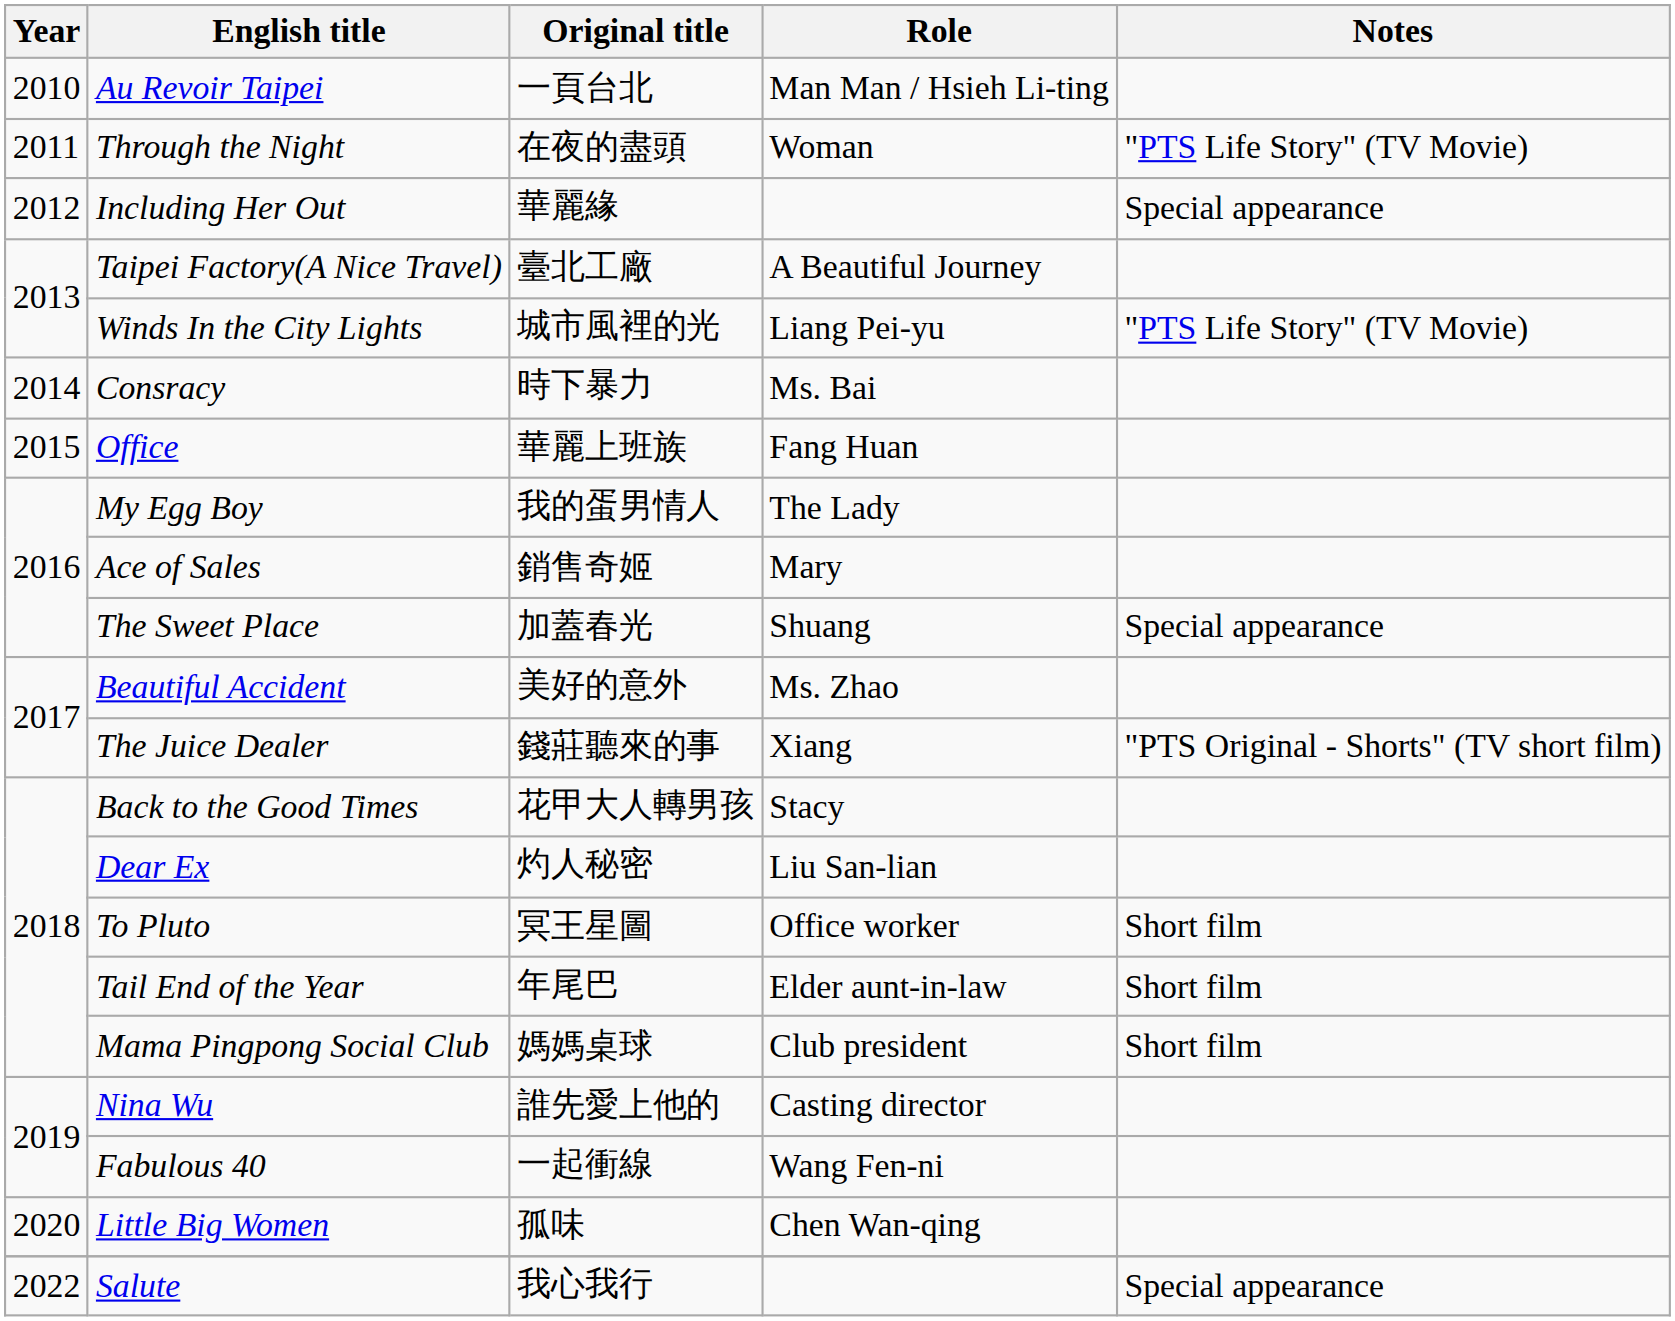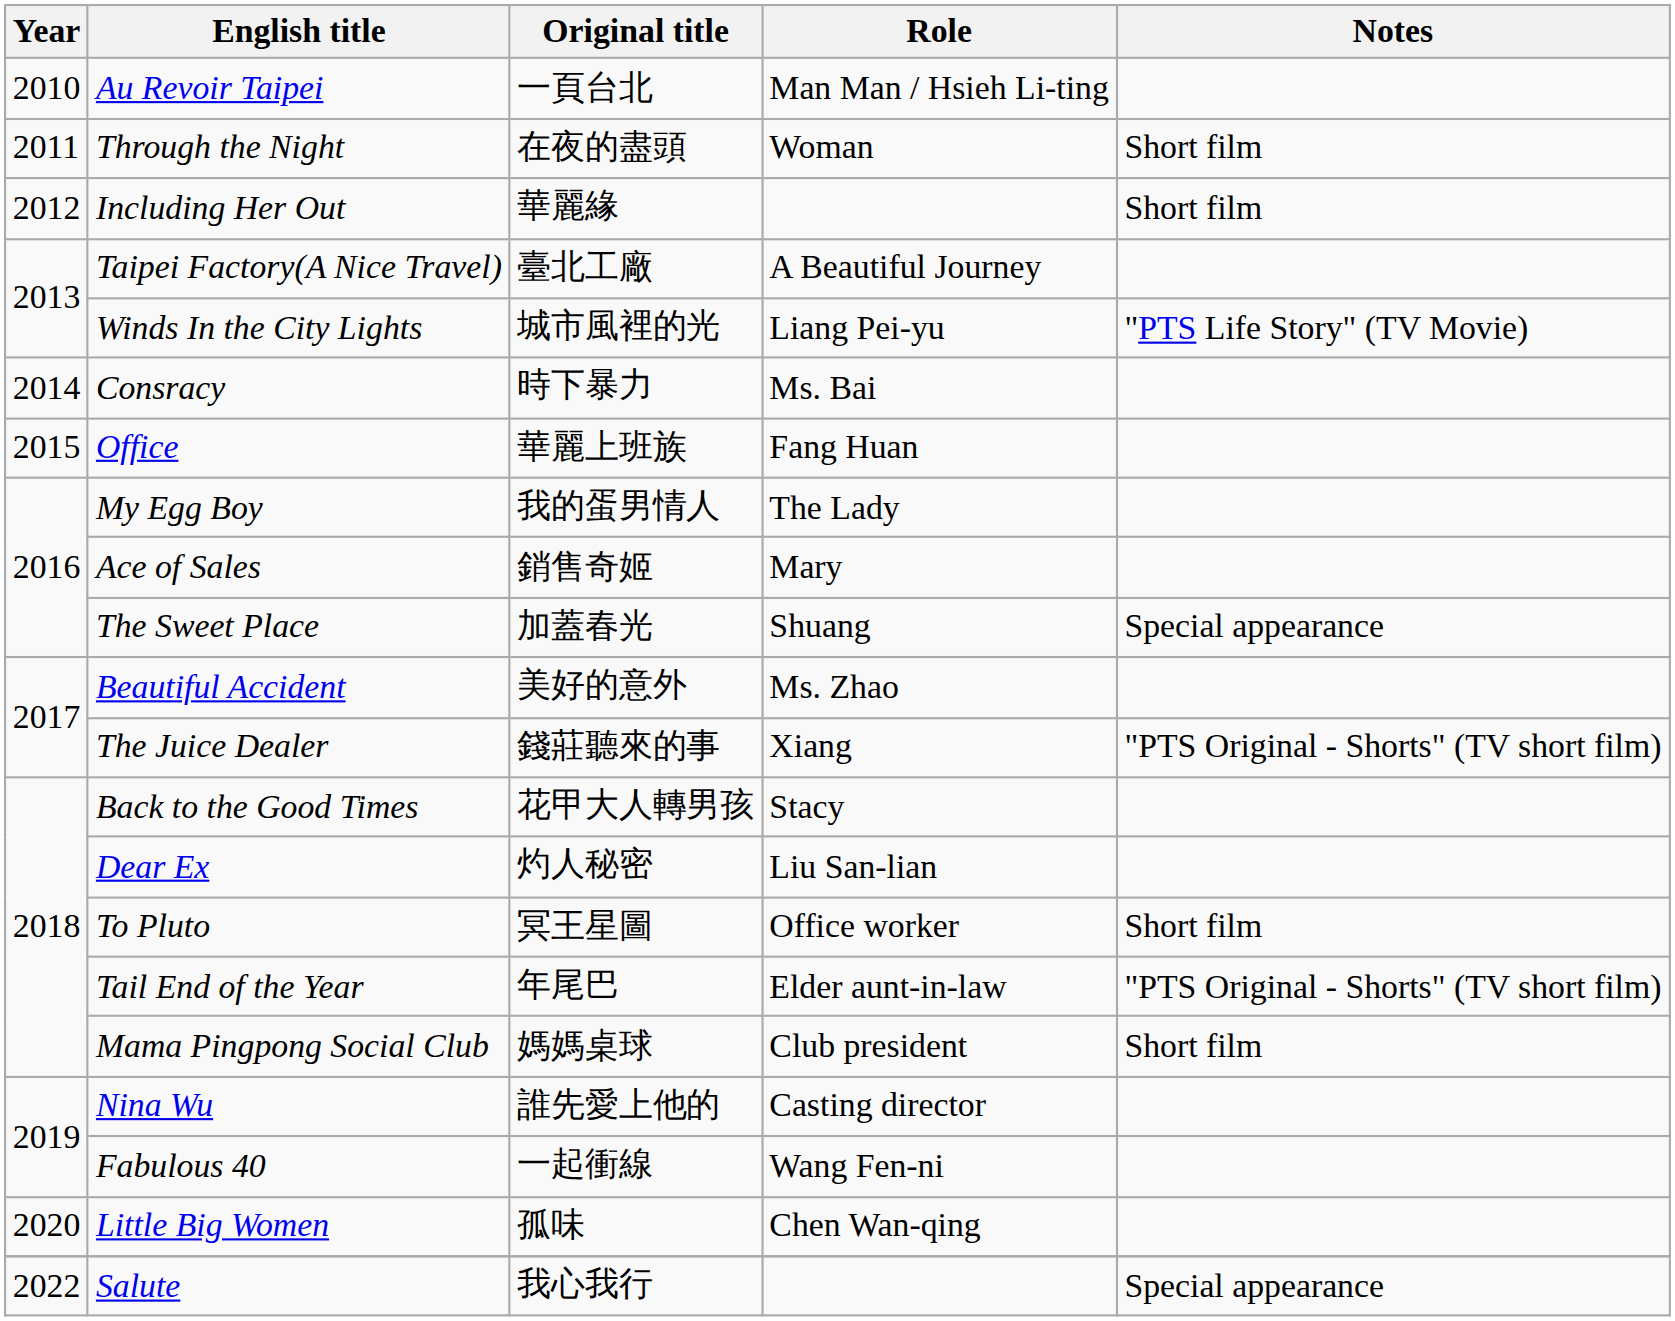(1326, 147) "PTS Life Story" (TV Movie) -> (1193, 147) Short film
(1254, 207) Special appearance -> (1193, 207) Short film
(1193, 986) Short film -> (1393, 986) "PTS Original - Shorts" (TV short film)
